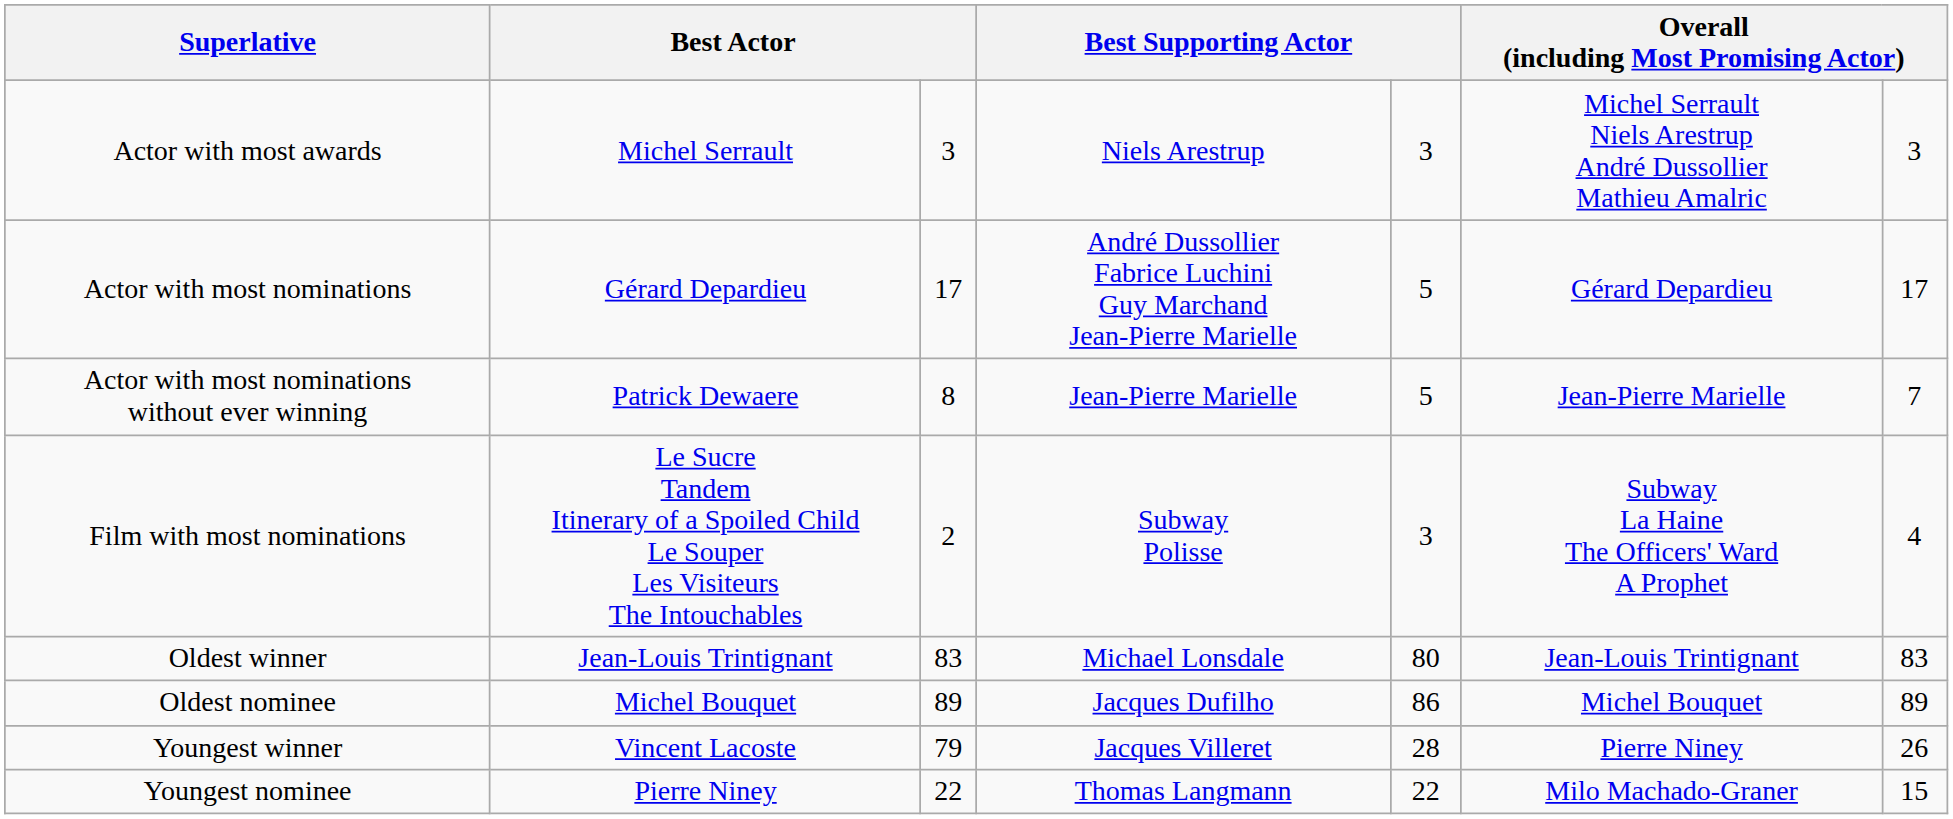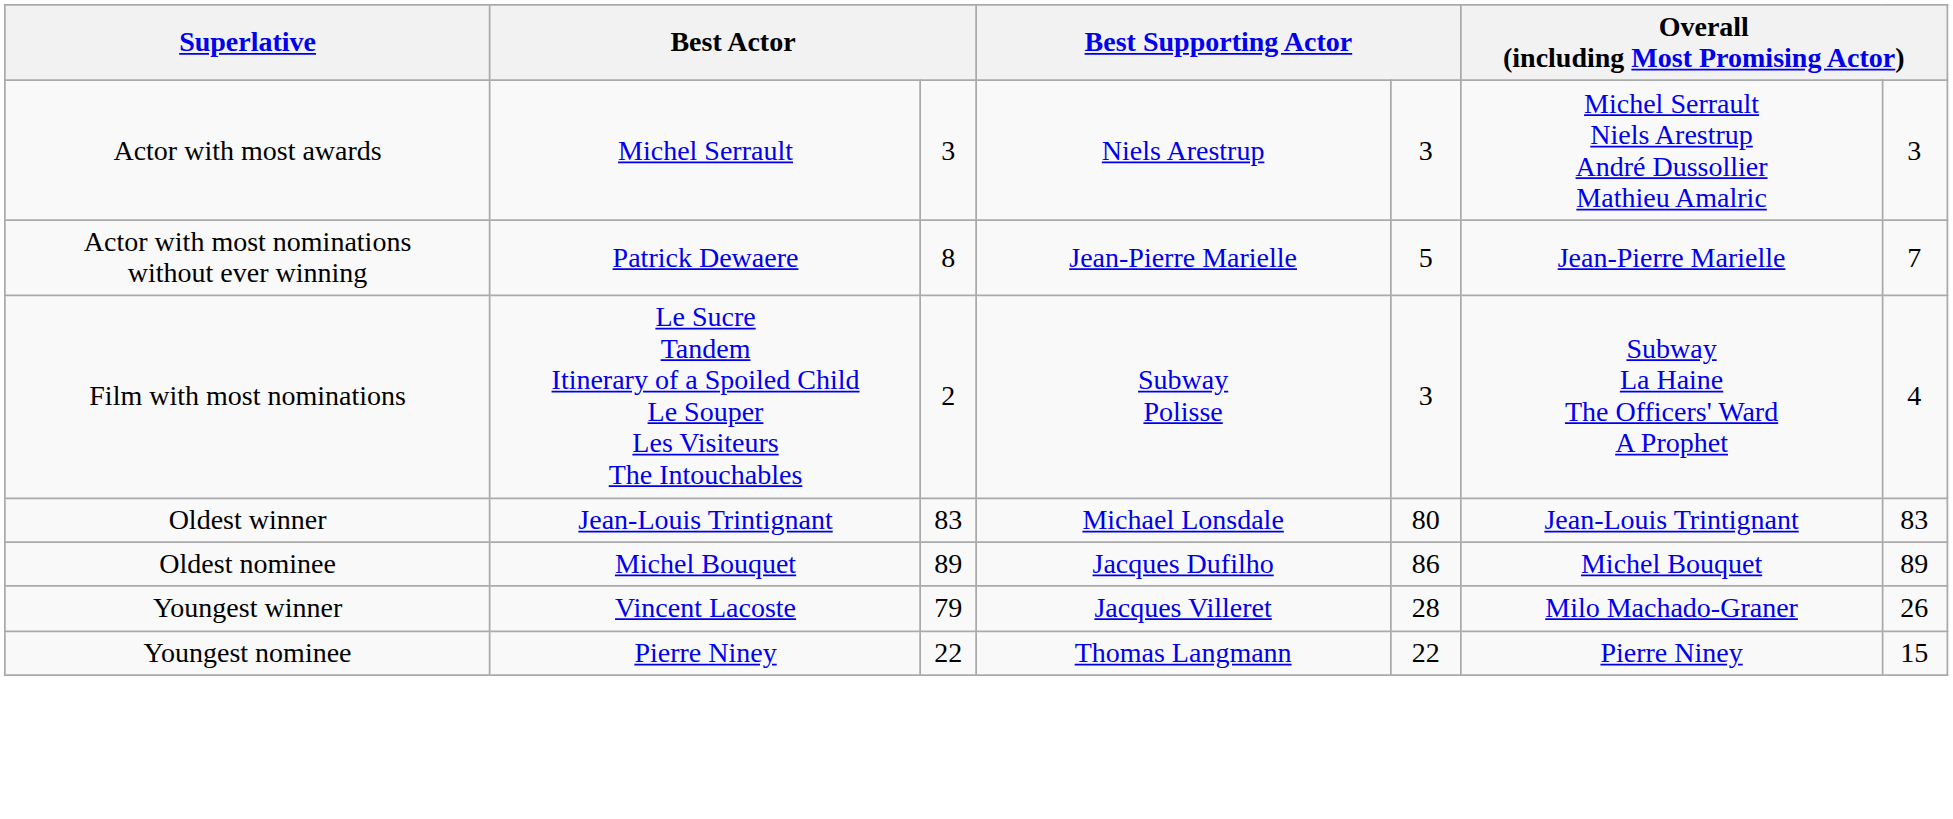- row: (248, 288)
(1672, 747) Pierre Niney -> (1672, 608) Milo Machado-Graner
(1672, 791) Milo Machado-Graner -> (1672, 652) Pierre Niney
